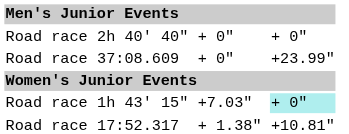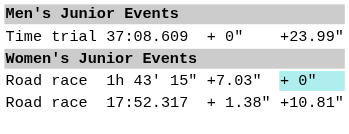- row: (143, 37)
(47, 59) Road race -> (51, 37) Time trial
